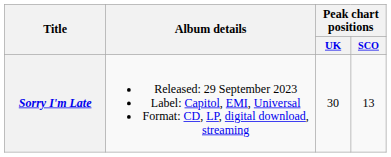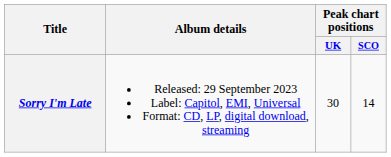(368, 103) 13 -> (368, 103) 14
